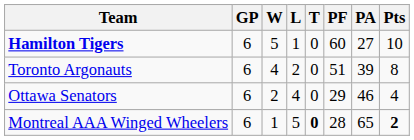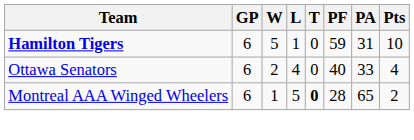(337, 43) 60 -> (337, 43) 59
(366, 43) 27 -> (366, 43) 31
- row: (70, 69)
(337, 95) 29 -> (337, 69) 40
(366, 95) 46 -> (366, 69) 33
(394, 122) bold -> (394, 95) normal
